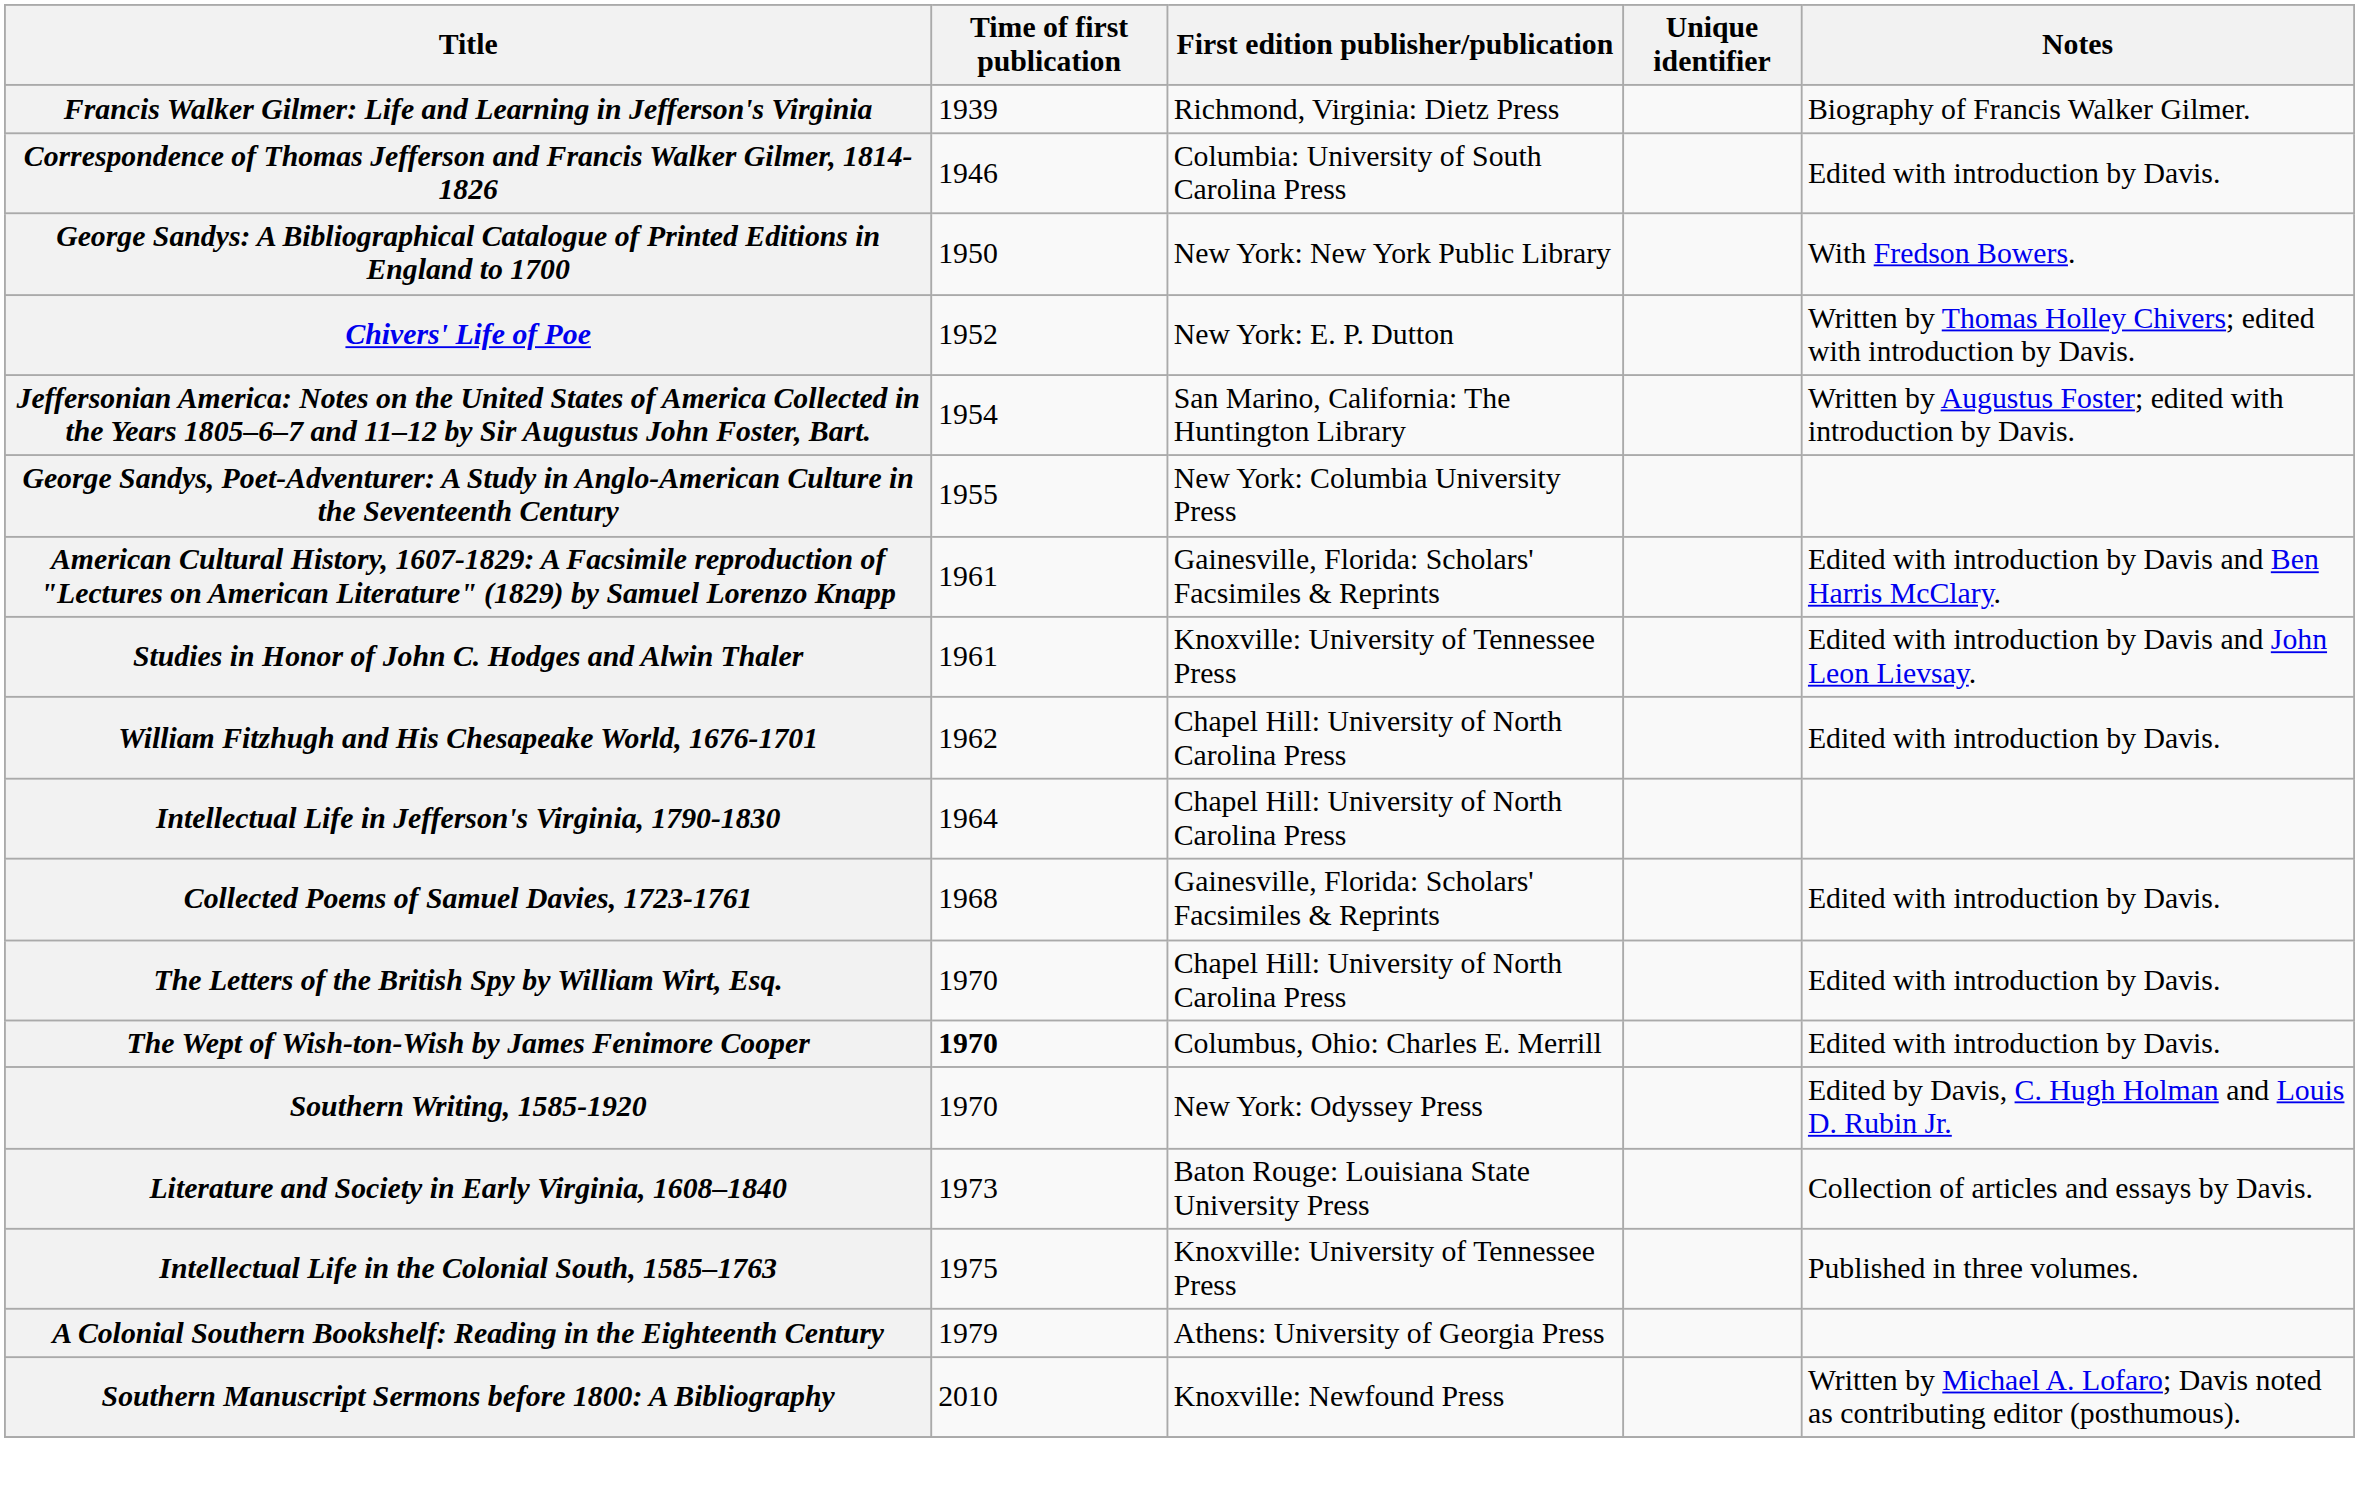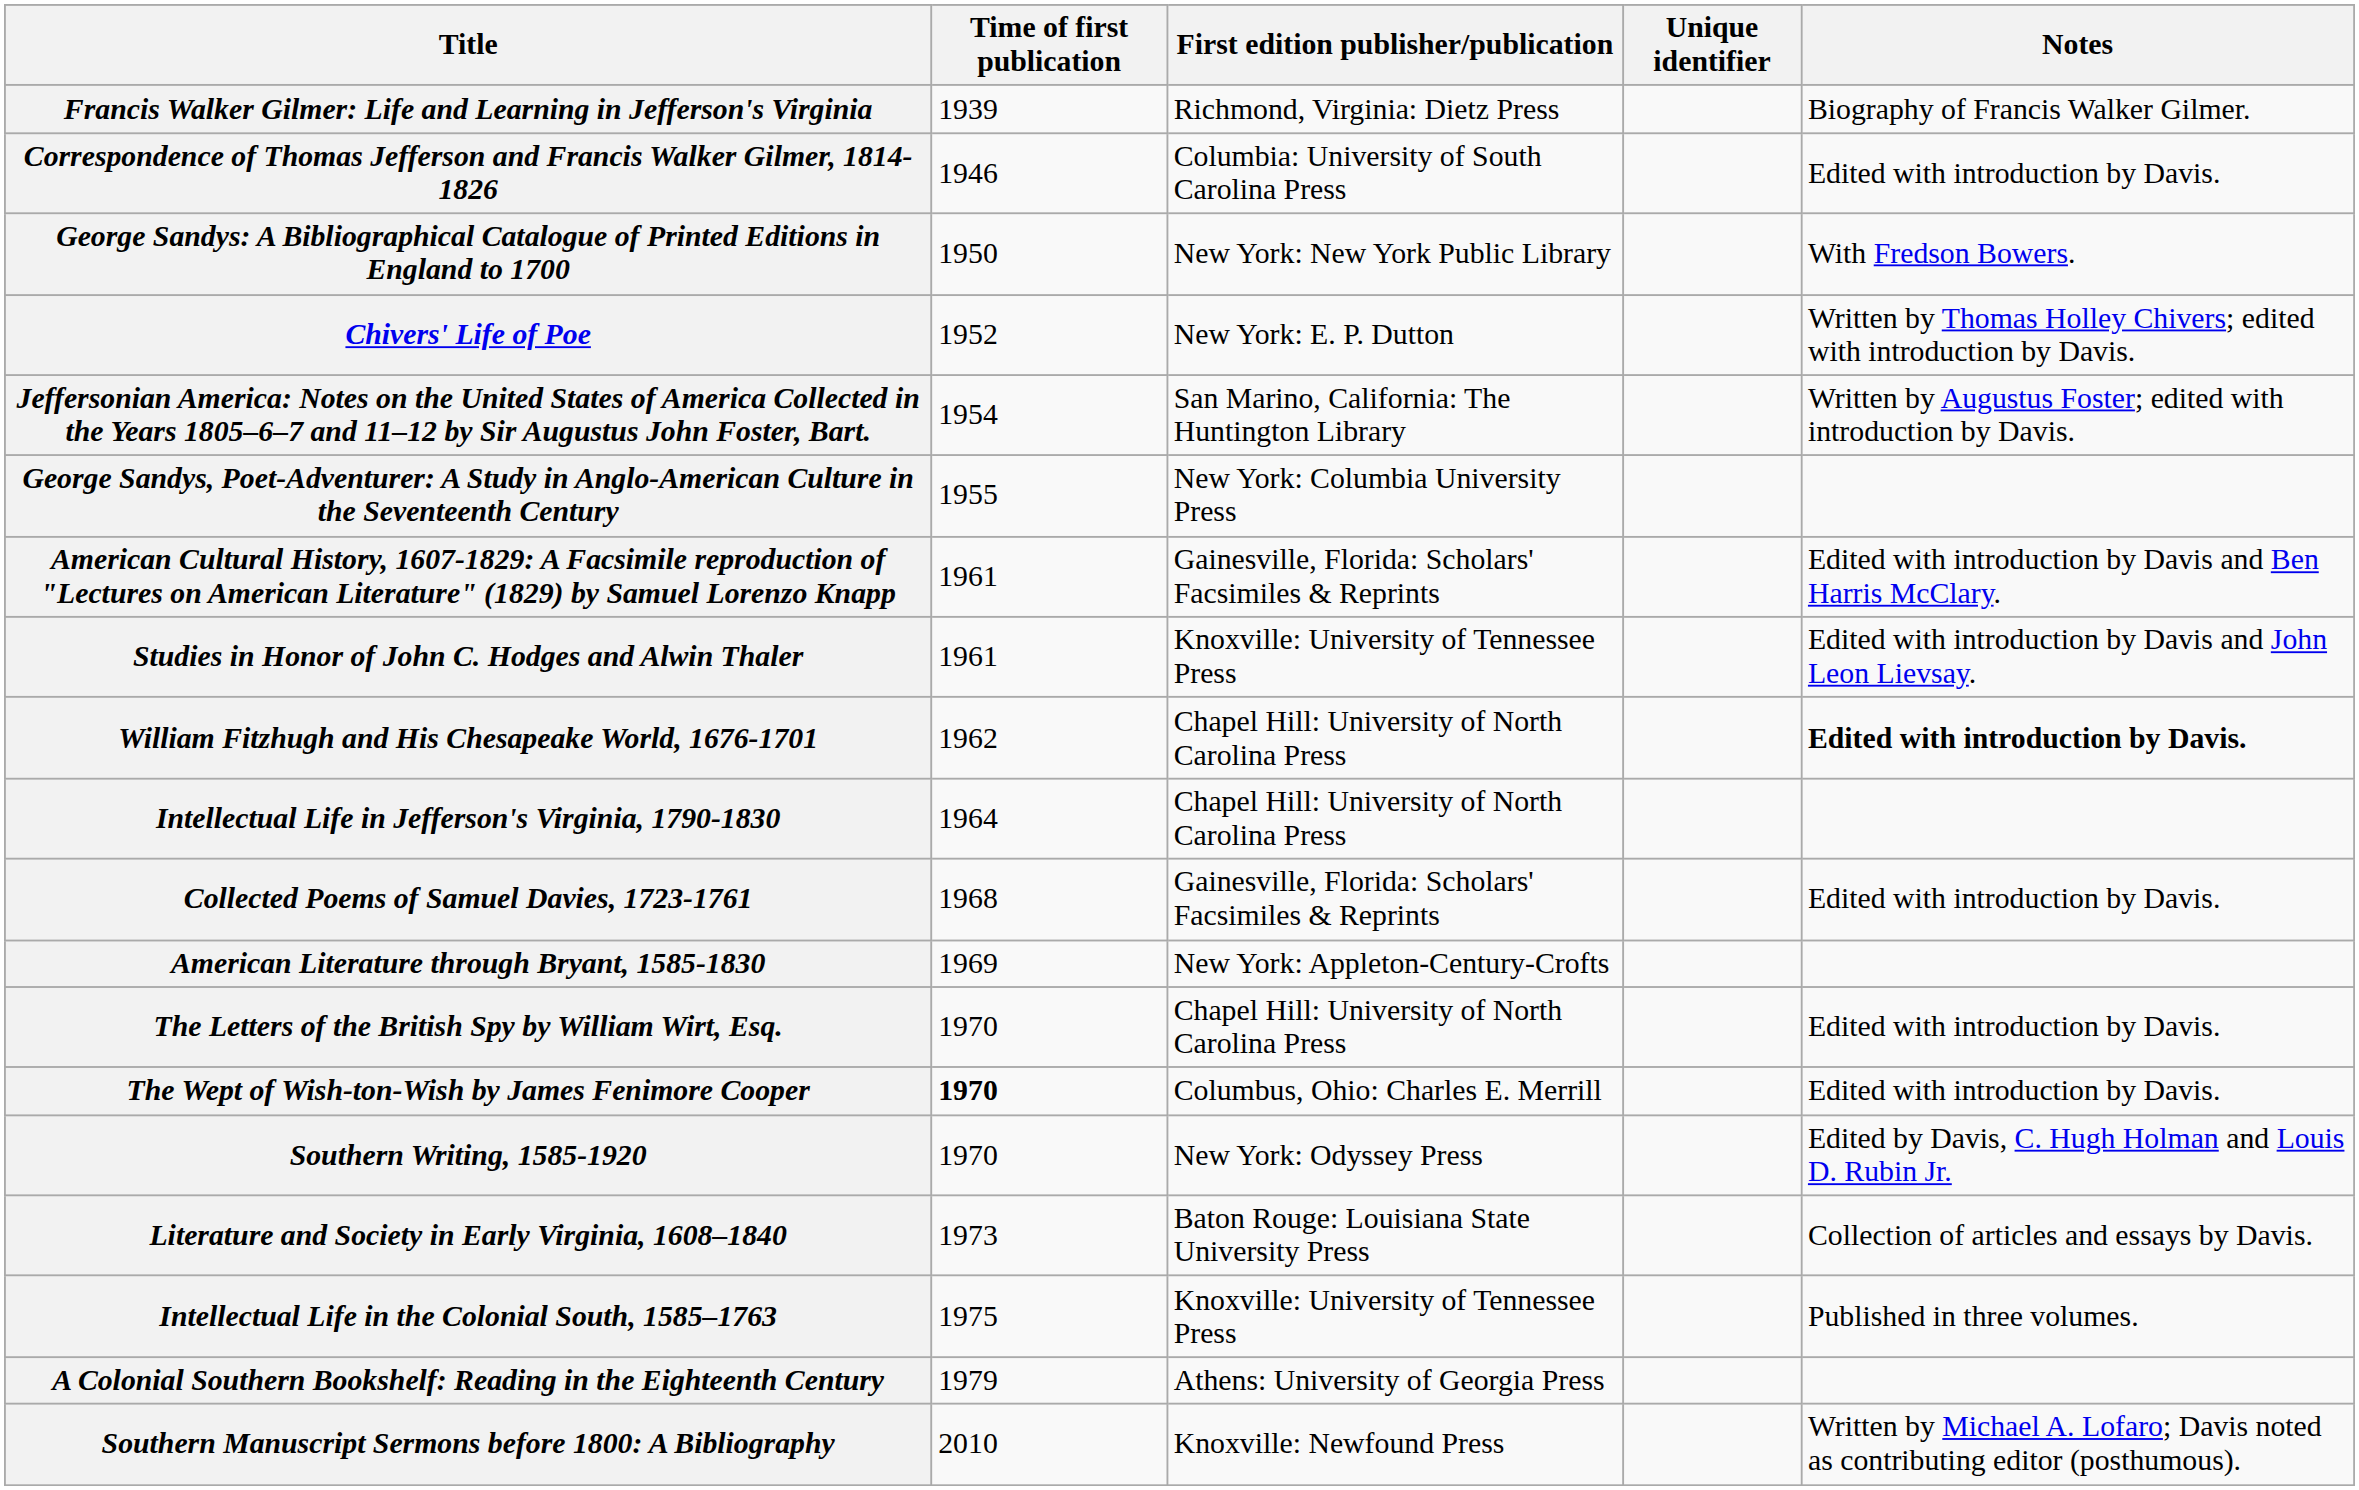(2014, 737) normal -> (2027, 737) bold
+ row: (468, 962)
